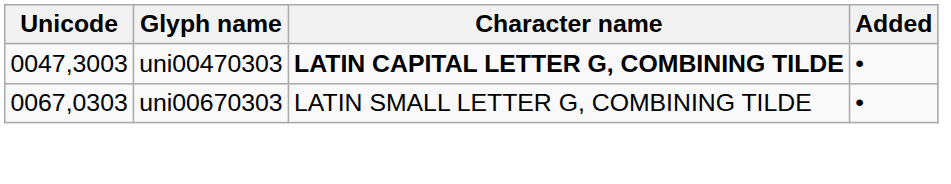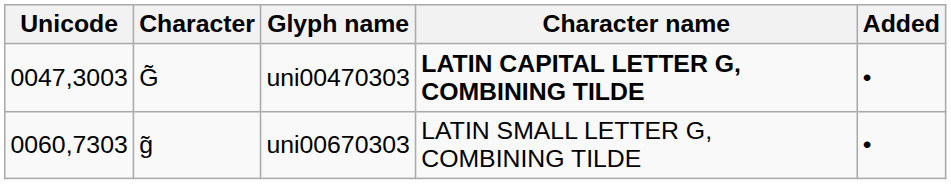+ column: (197, 24)
(69, 102) 0067,0303 -> (69, 144) 0060,7303
